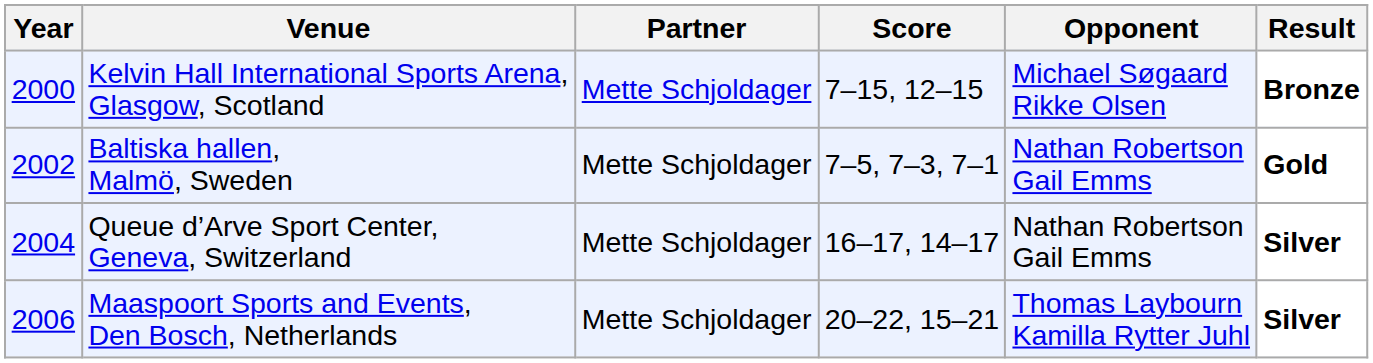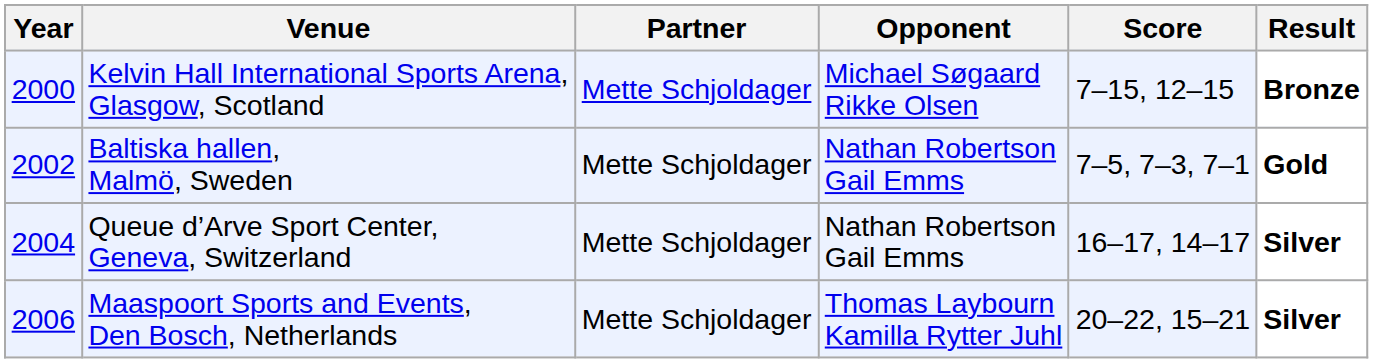columns swapped: (1131, 28) <-> (912, 28)
